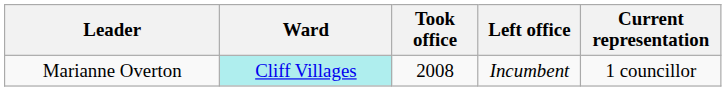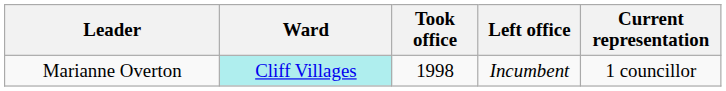(435, 70) 2008 -> (435, 70) 1998
